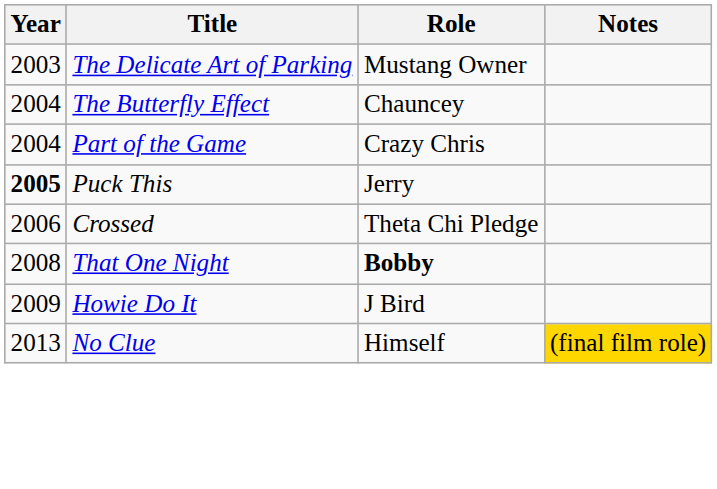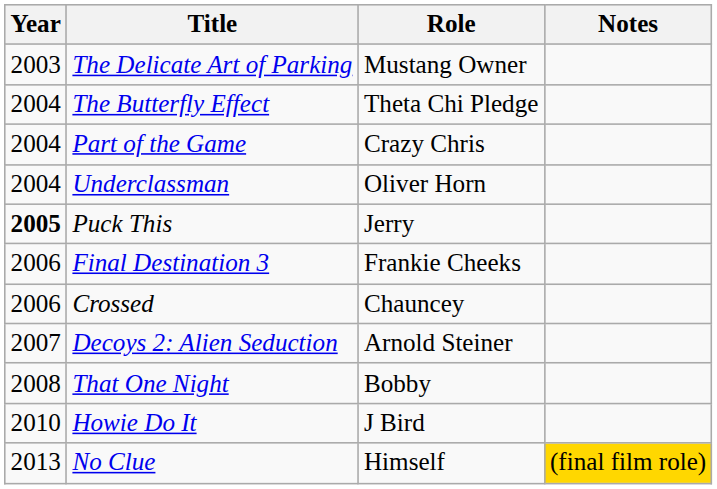(414, 104) Chauncey -> (451, 104) Theta Chi Pledge
+ row: (151, 183)
+ row: (171, 263)
(451, 223) Theta Chi Pledge -> (414, 303) Chauncey
+ row: (205, 343)
(399, 263) bold -> (397, 382) normal
(36, 303) 2009 -> (36, 422) 2010
